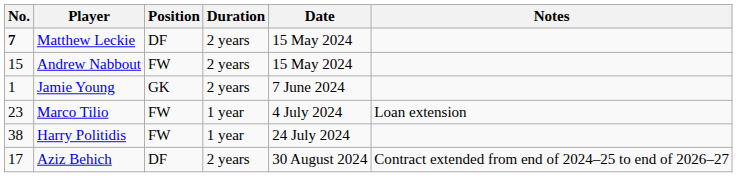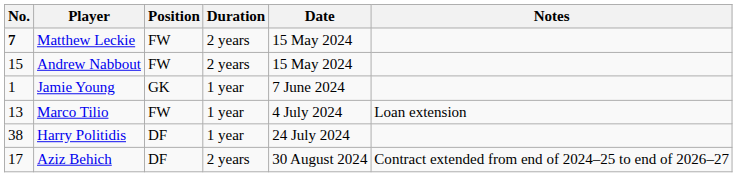(158, 40) DF -> (159, 40) FW
(228, 87) 2 years -> (225, 87) 1 year
(15, 111) 23 -> (15, 111) 13
(159, 135) FW -> (158, 135) DF
